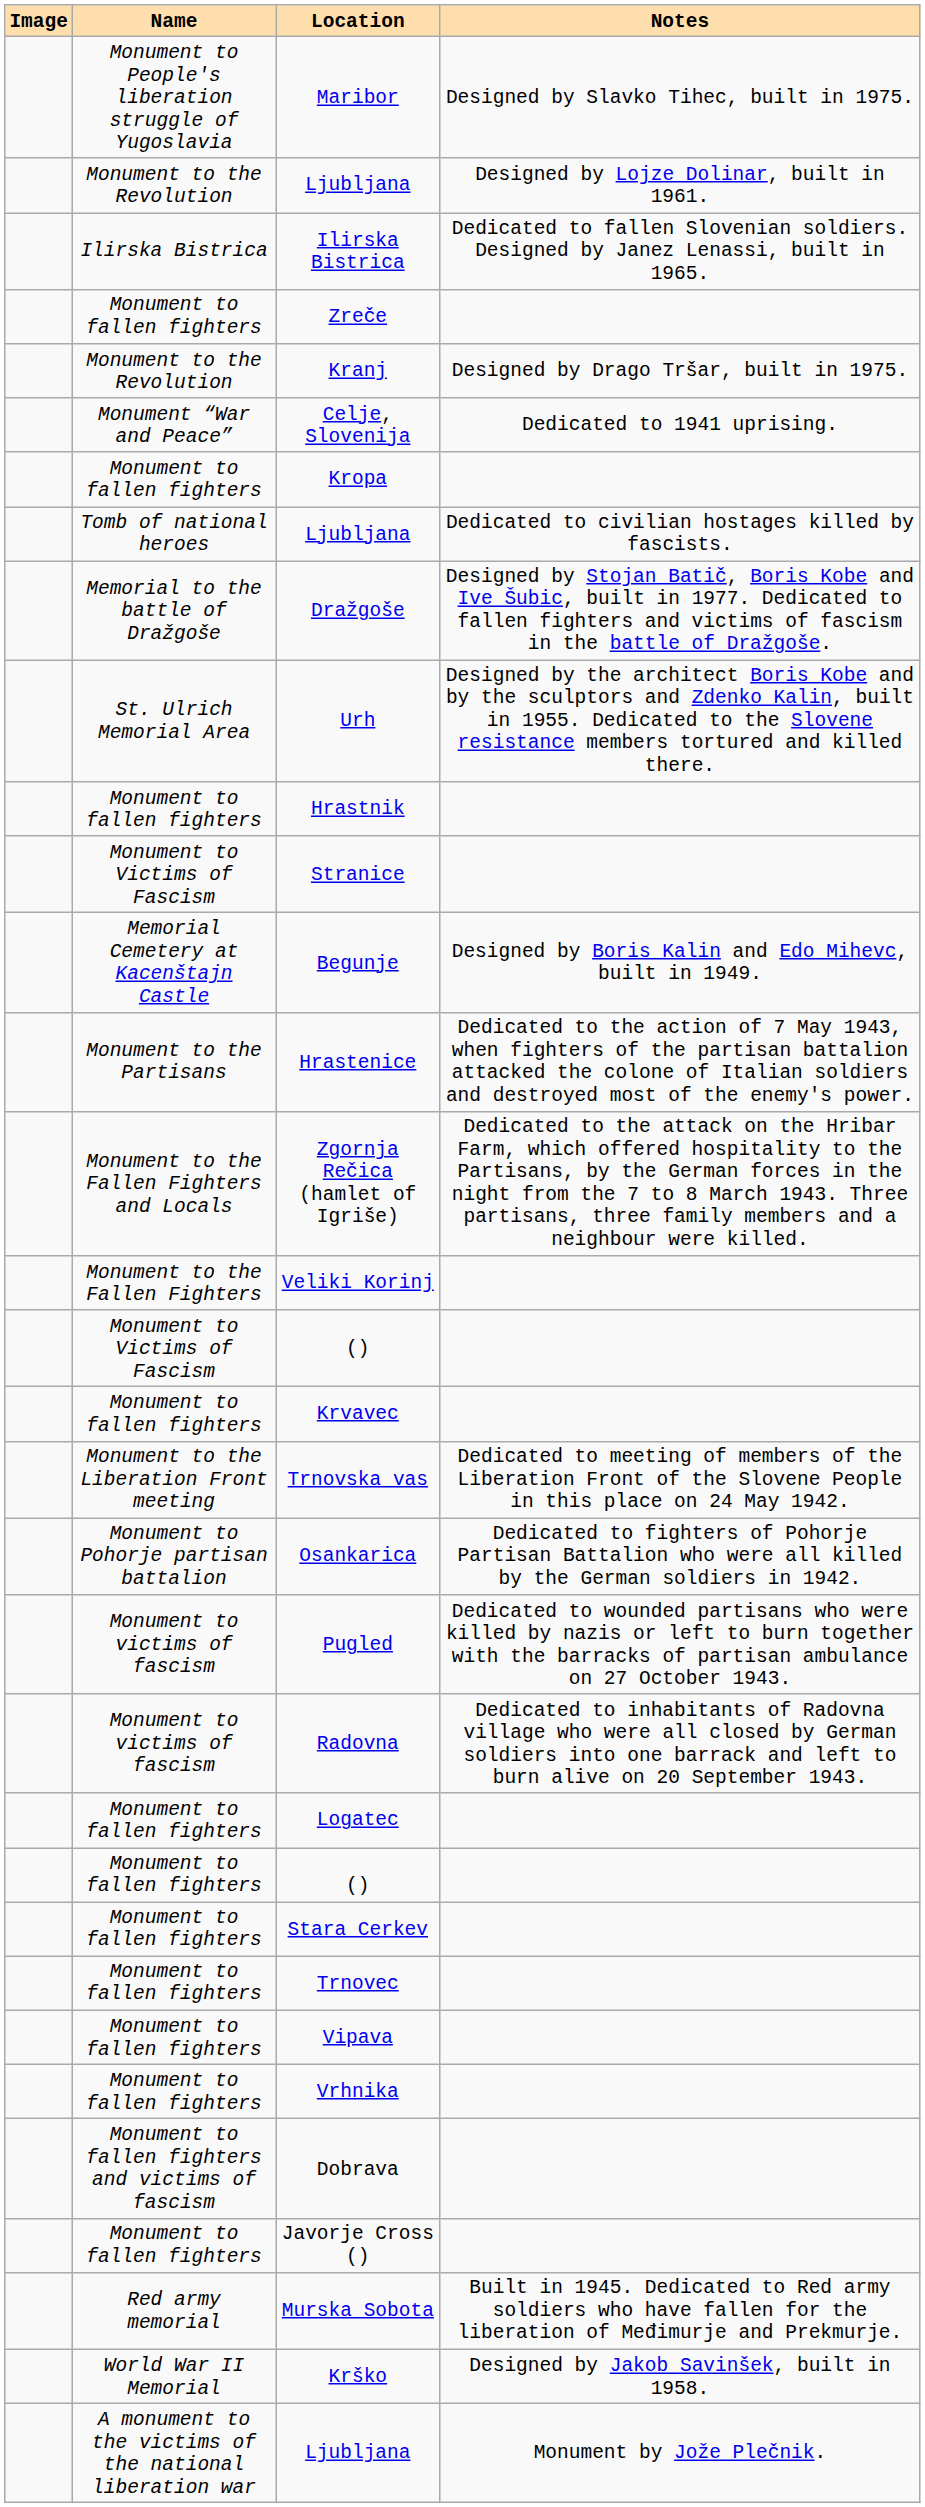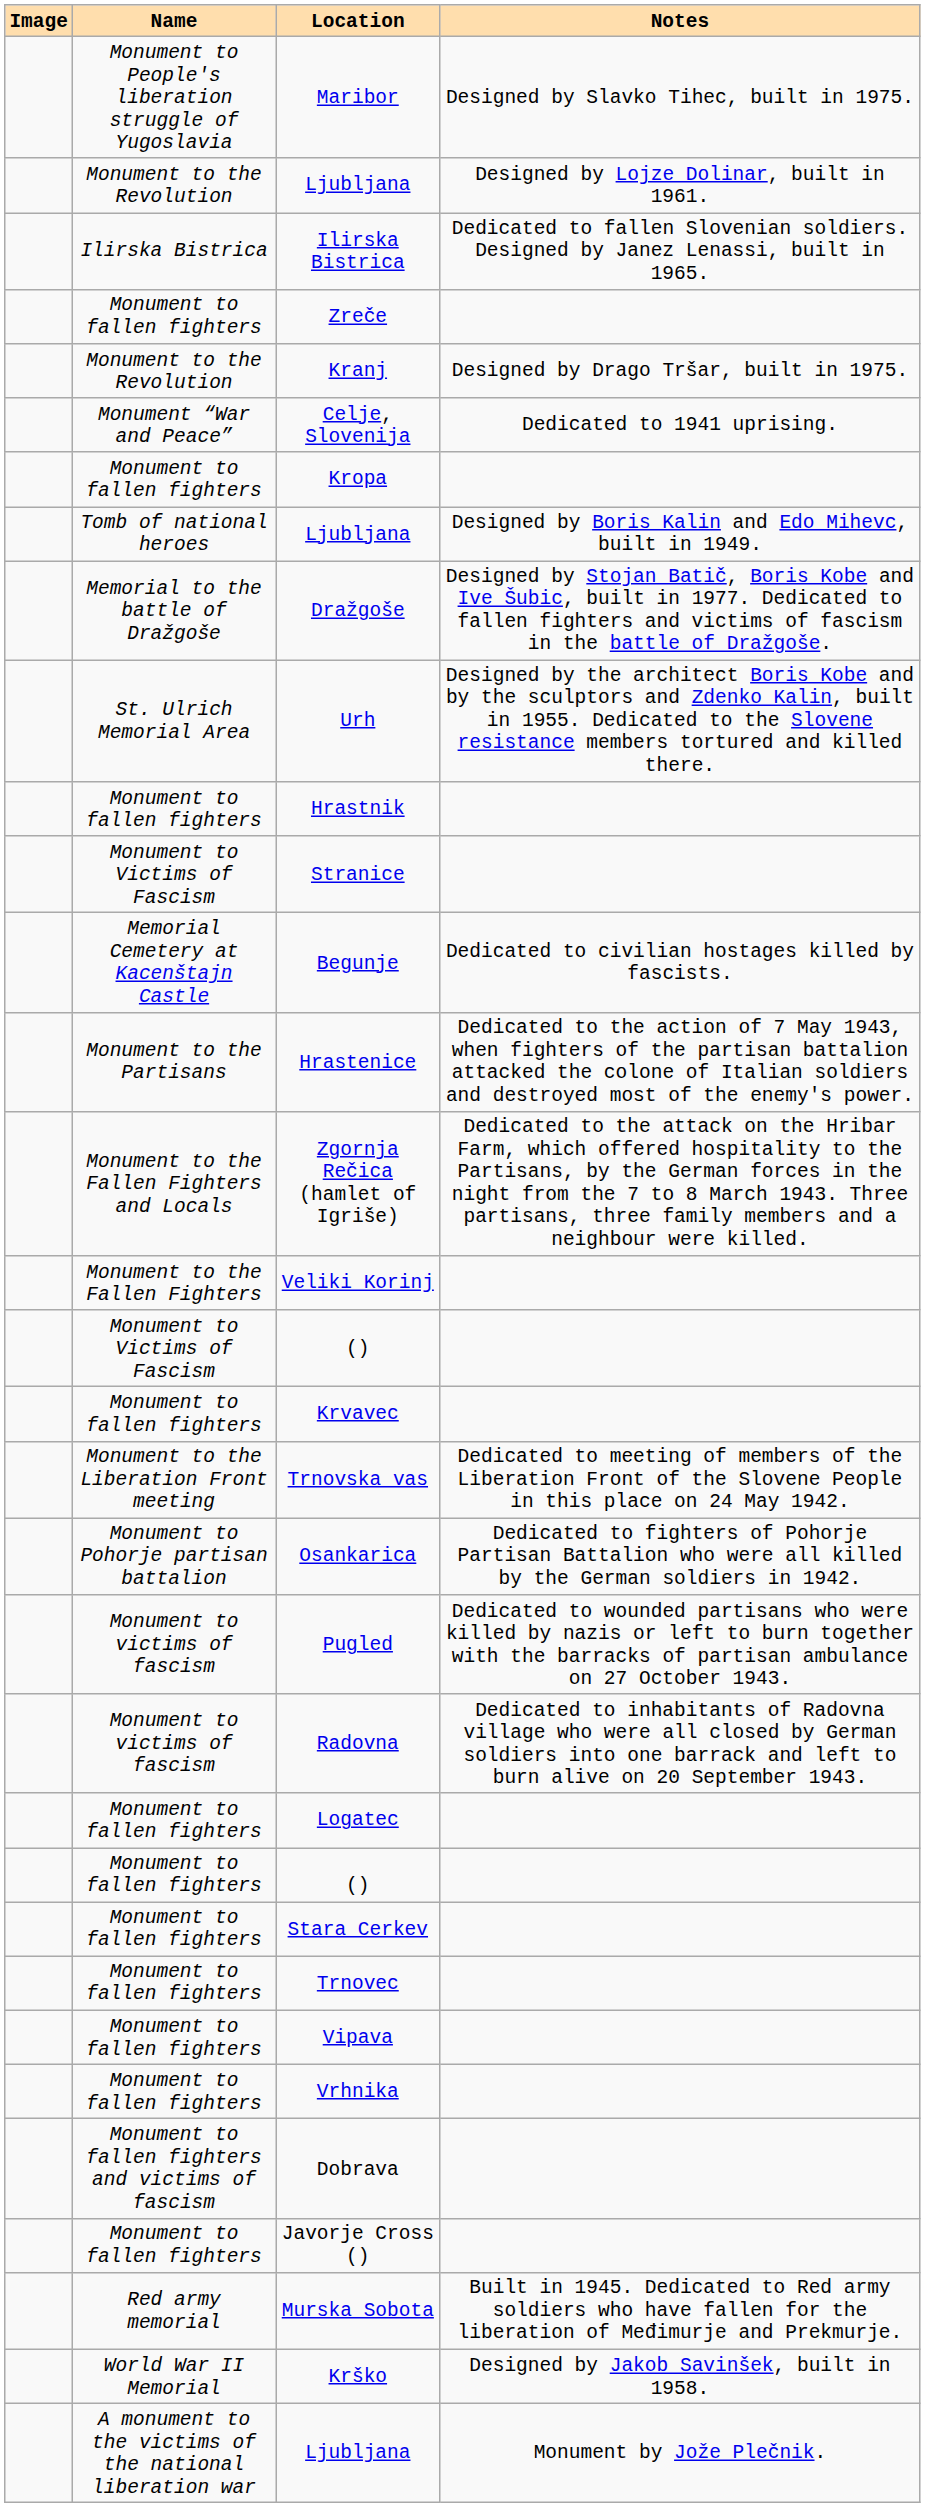(680, 534) Dedicated to civilian hostages killed by fascists. -> (680, 534) Designed by Boris Kalin and Edo Mihevc, built in 1949.
(680, 963) Designed by Boris Kalin and Edo Mihevc, built in 1949. -> (680, 963) Dedicated to civilian hostages killed by fascists.
